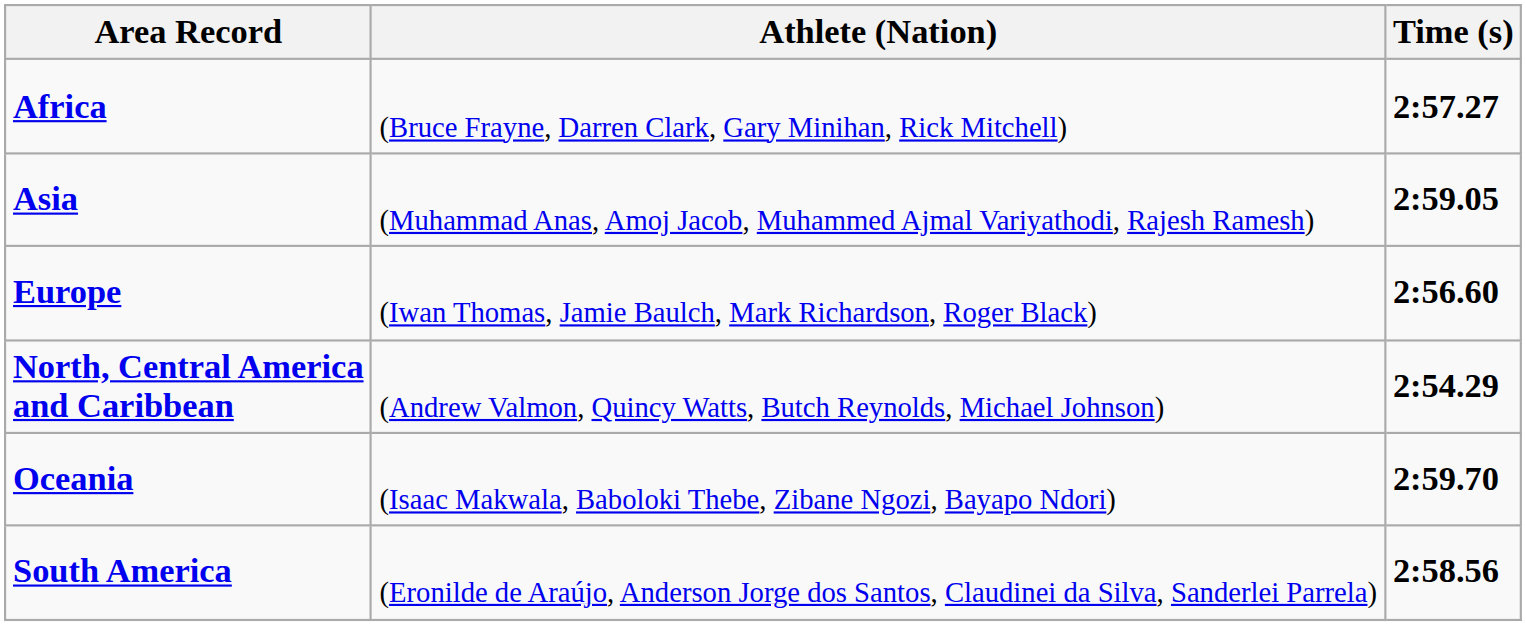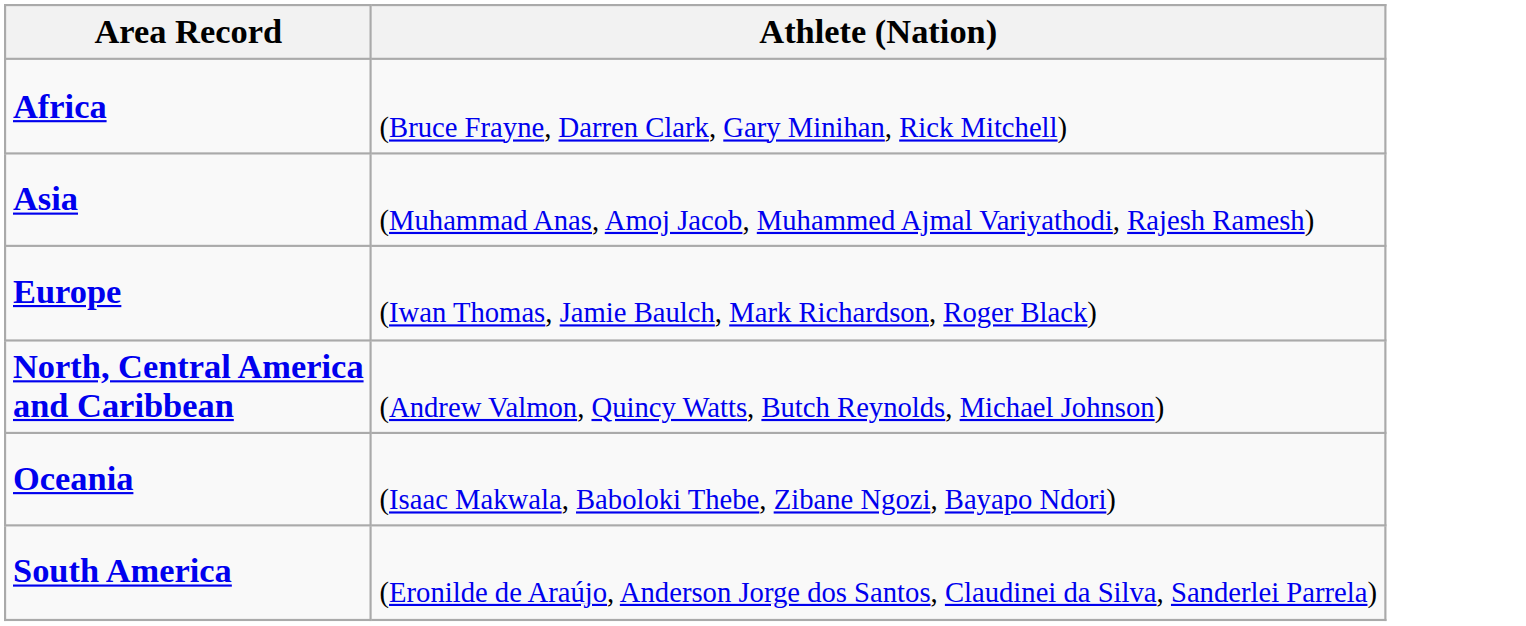- column: (1453, 31)
